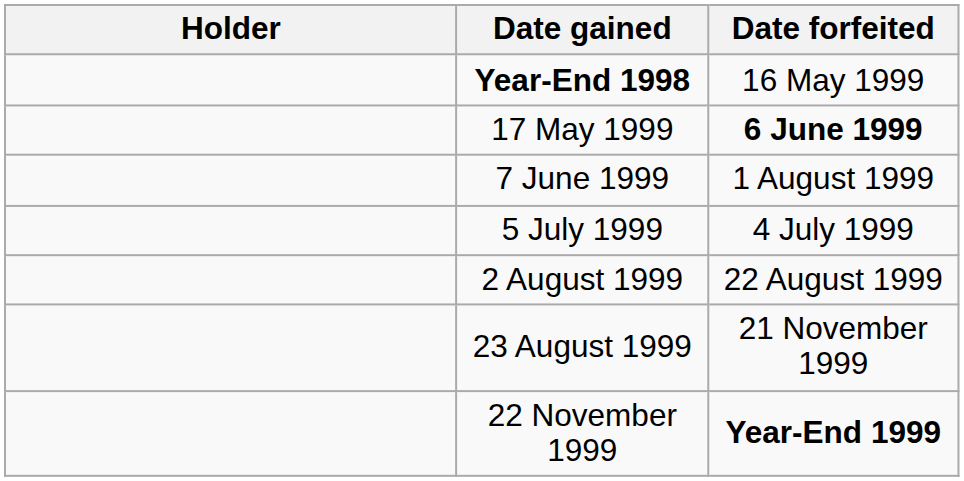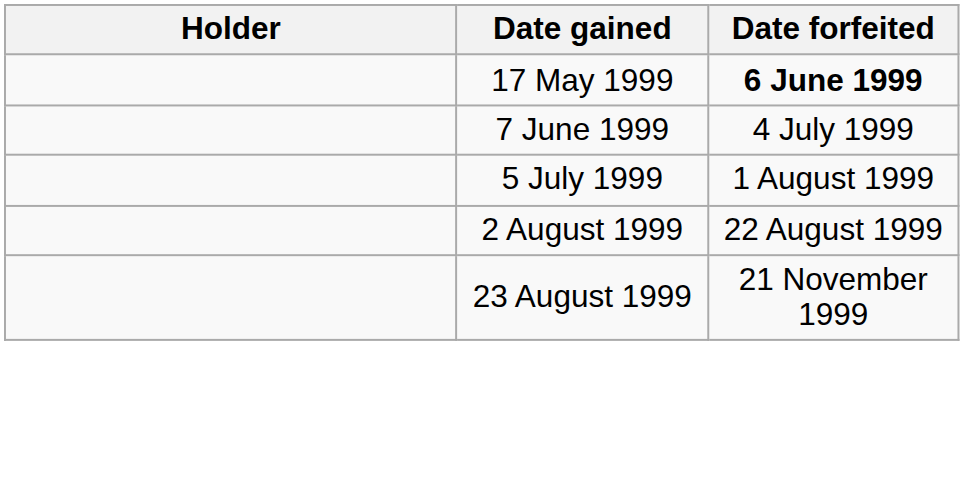- row: (582, 79)
(833, 179) 1 August 1999 -> (833, 129) 4 July 1999
(833, 229) 4 July 1999 -> (833, 179) 1 August 1999
- row: (582, 432)
